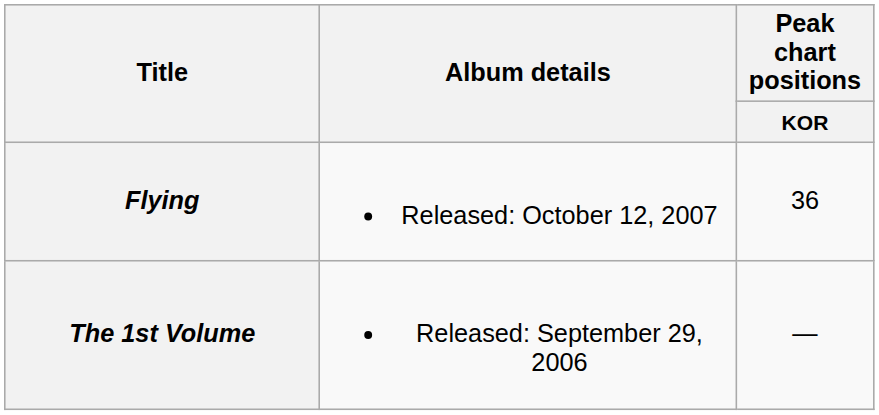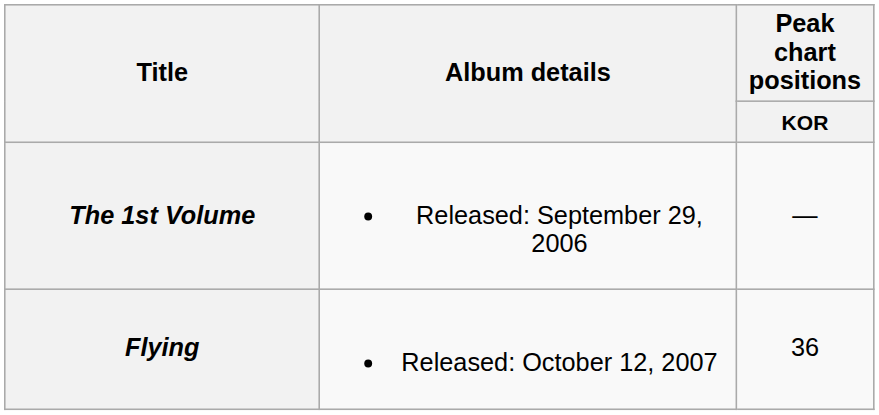rows swapped: (162, 334) <-> (162, 201)
